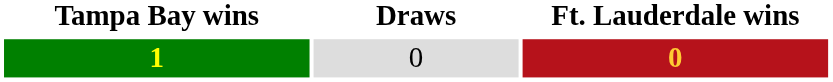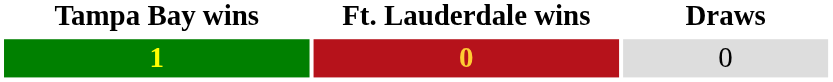columns swapped: (416, 15) <-> (675, 15)
